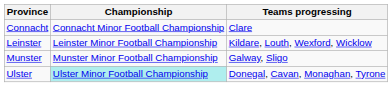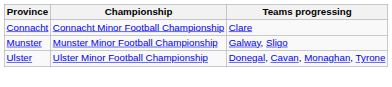- row: (24, 43)
(130, 74) paleturquoise background -> (130, 58) no background
